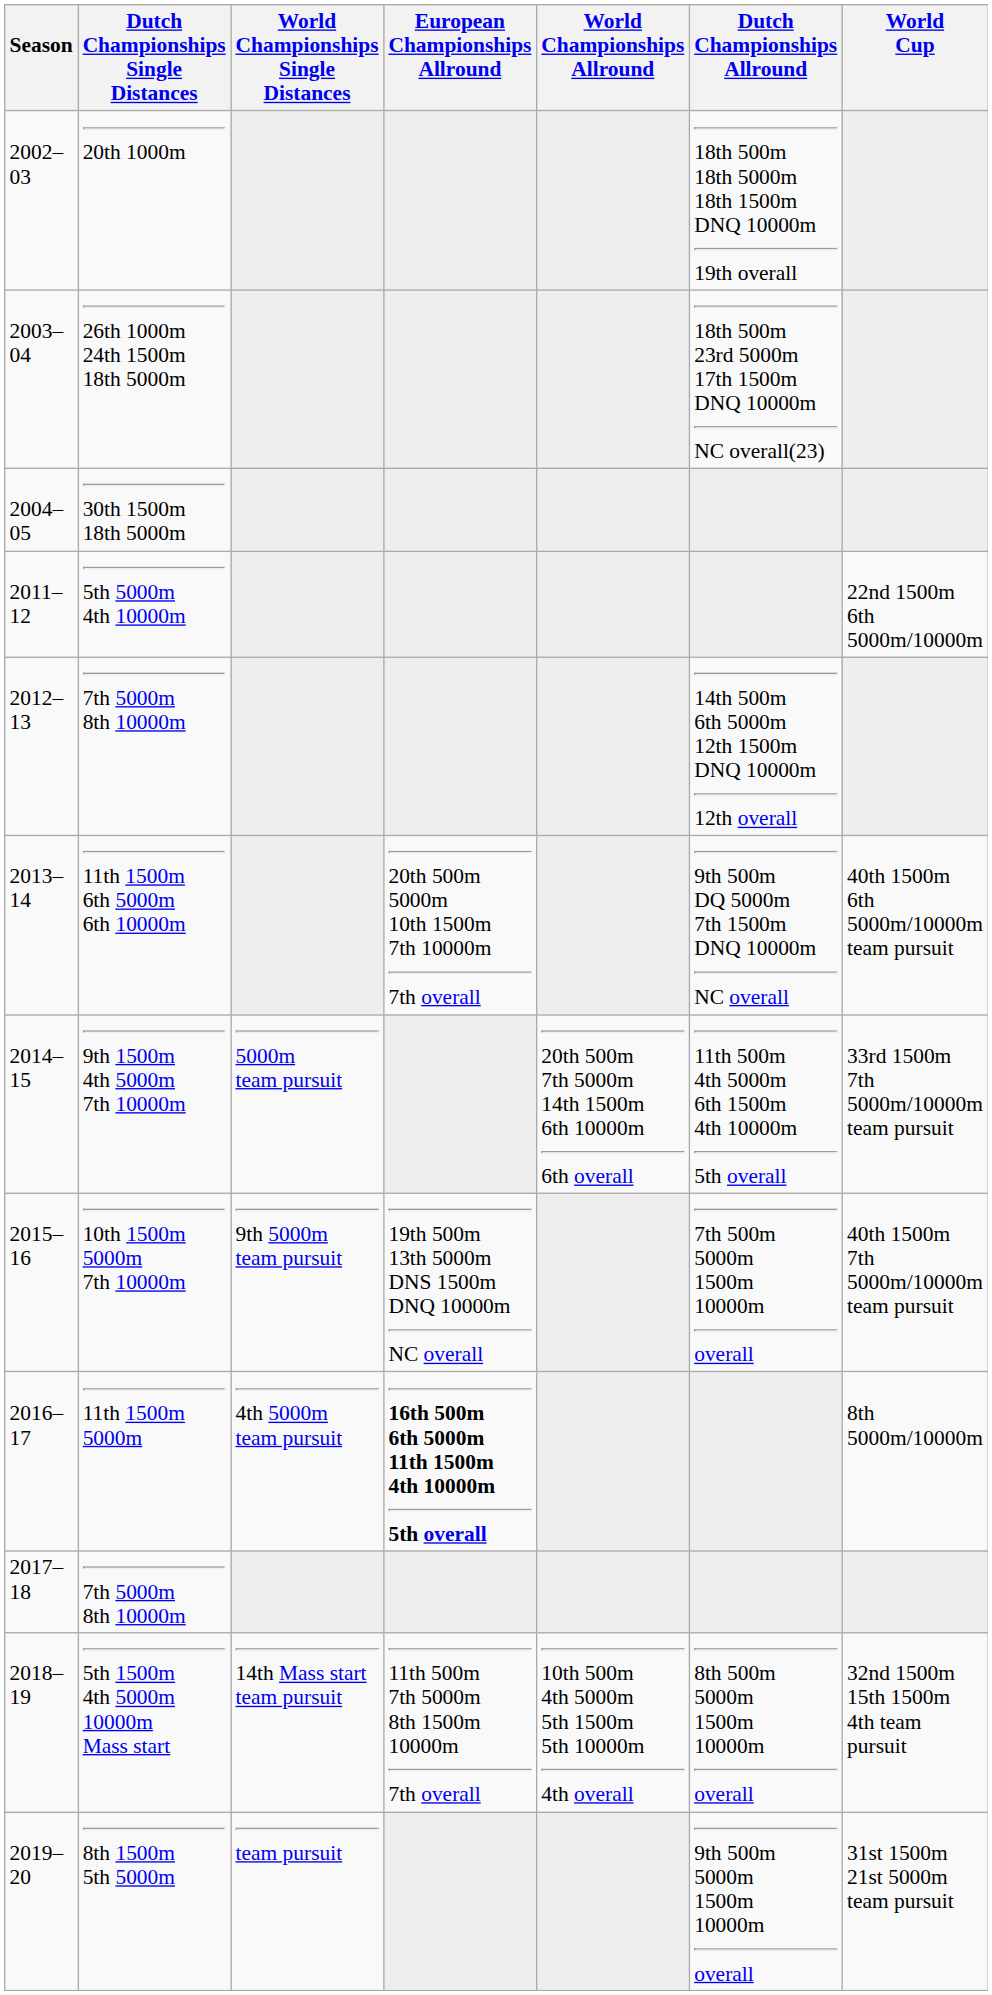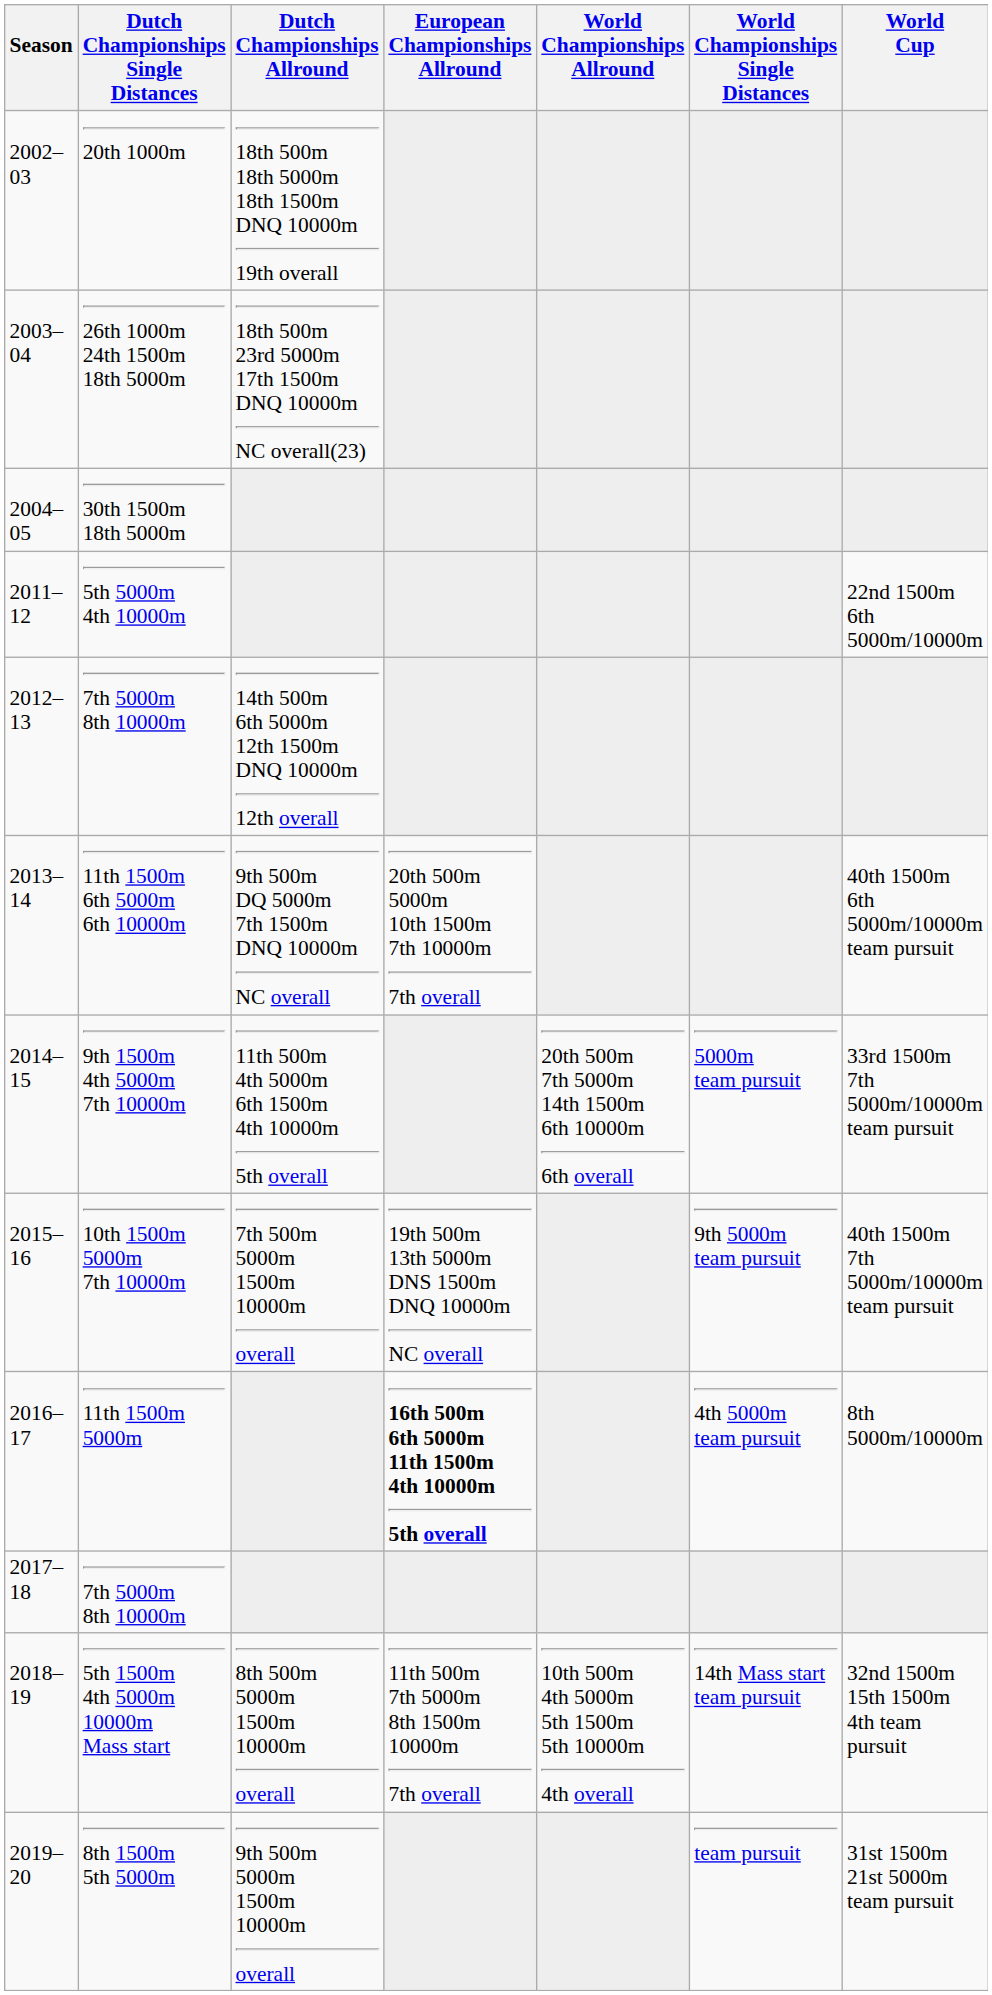columns swapped: (766, 45) <-> (307, 57)
